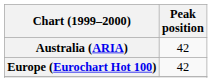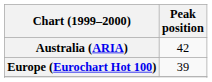(183, 67) 42 -> (183, 67) 39
